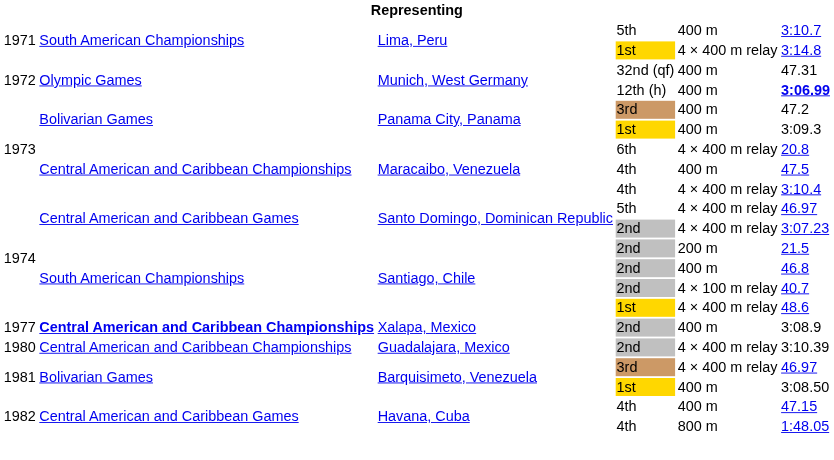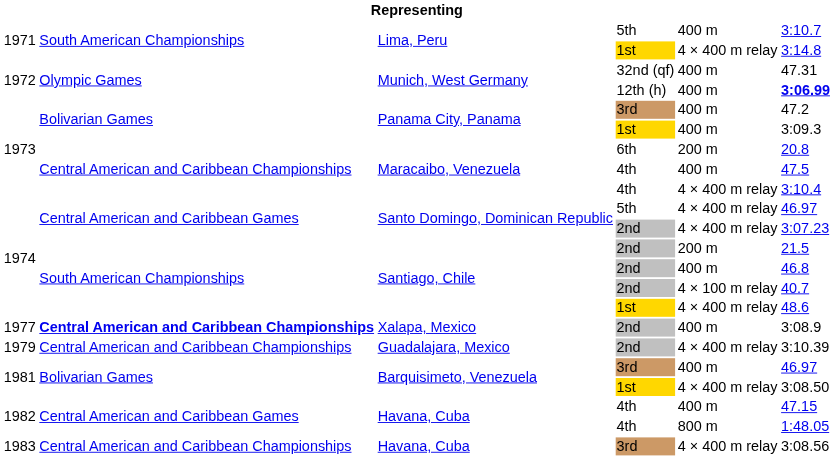(728, 149) 4 × 400 m relay -> (698, 149) 200 m
(20, 347) 1980 -> (20, 347) 1979
(728, 367) 4 × 400 m relay -> (698, 367) 400 m
(698, 387) 400 m -> (728, 387) 4 × 400 m relay
+ row: (424, 446)
